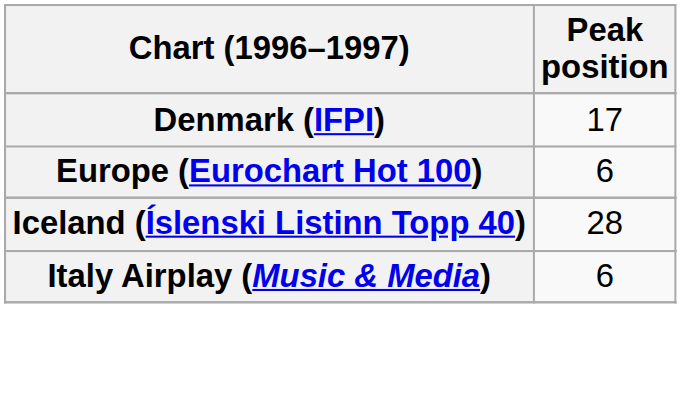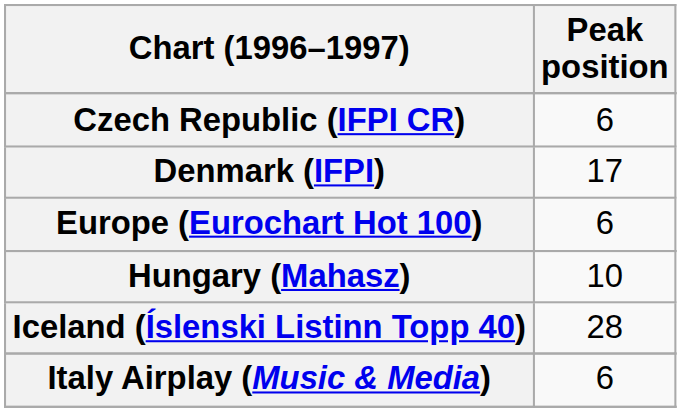+ row: (269, 119)
+ row: (269, 275)
